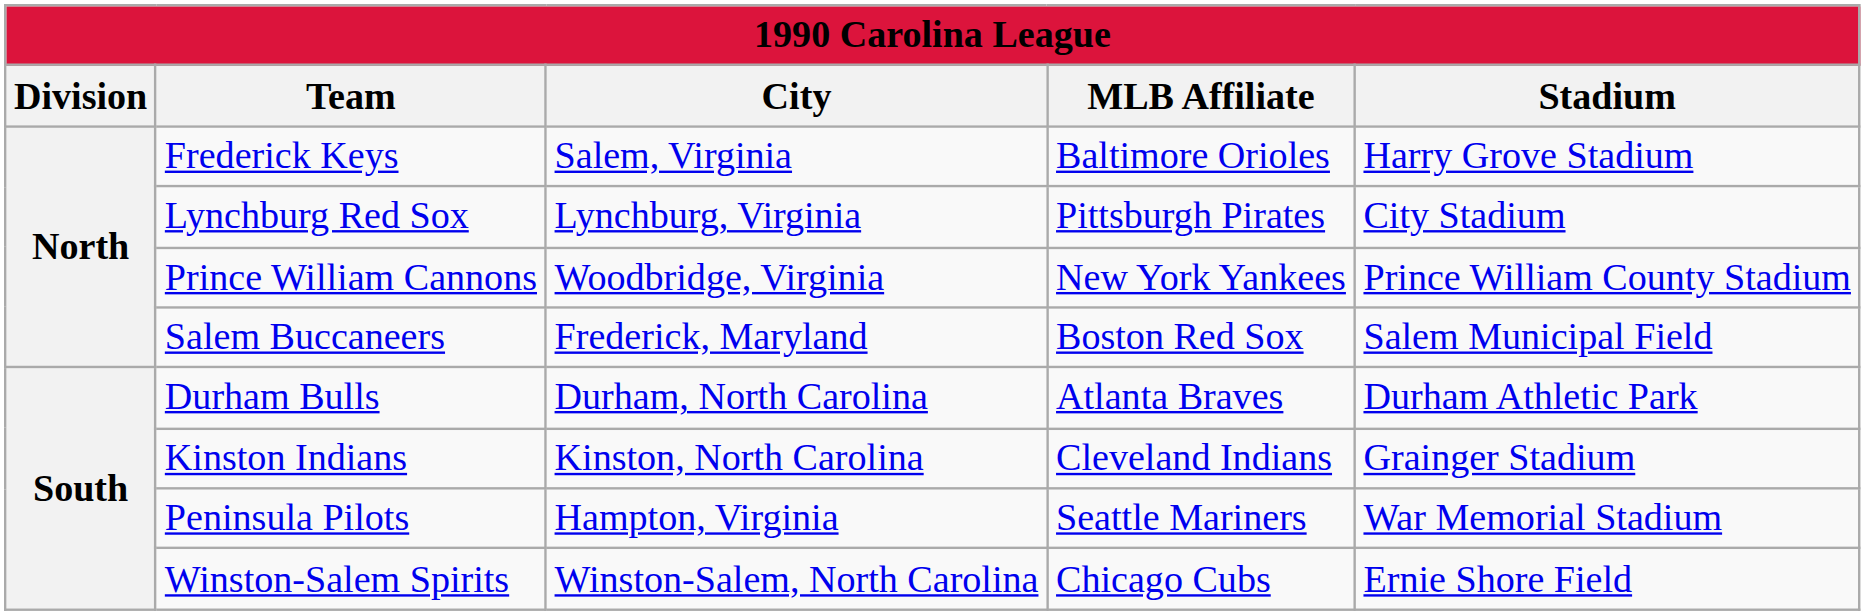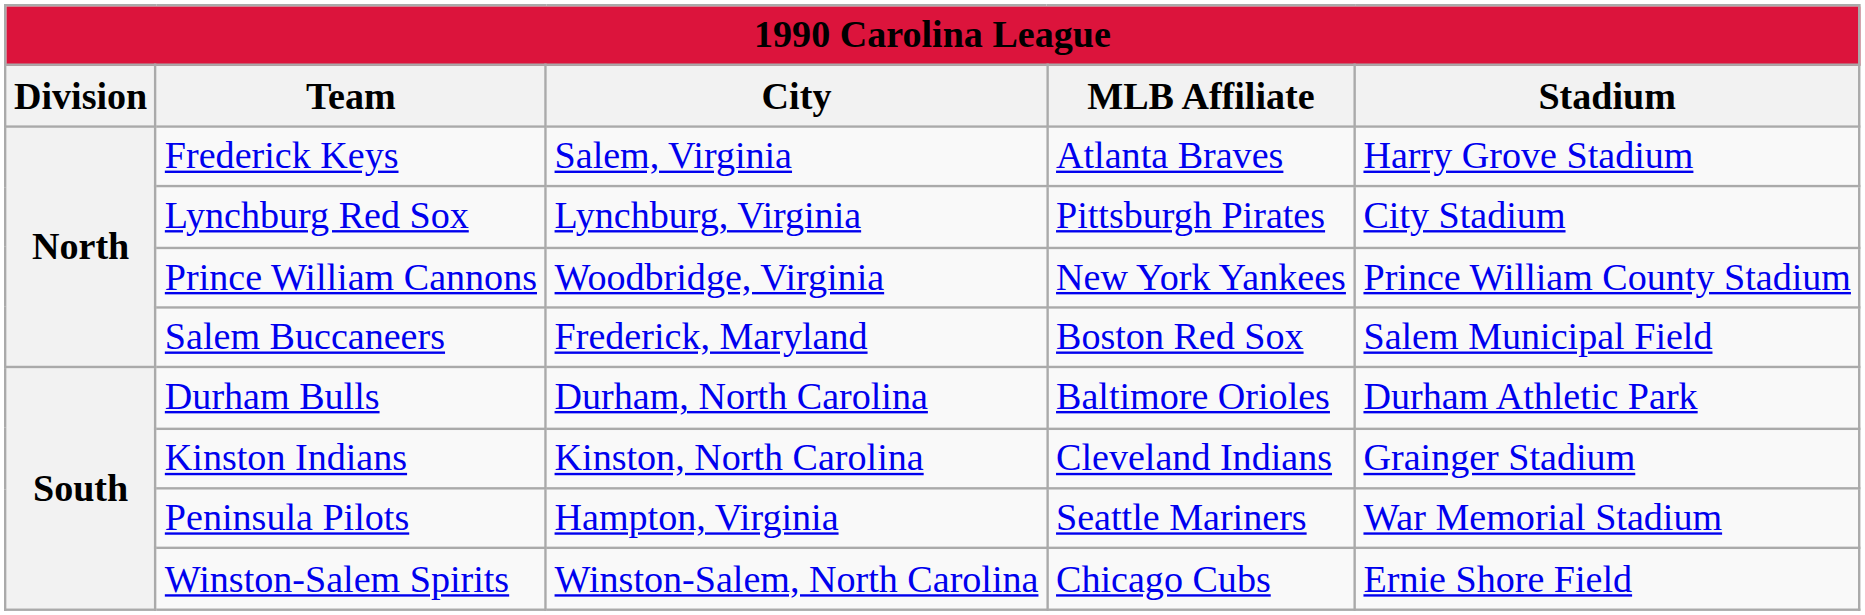(1193, 155) Baltimore Orioles -> (1170, 155) Atlanta Braves
(1170, 397) Atlanta Braves -> (1193, 397) Baltimore Orioles
